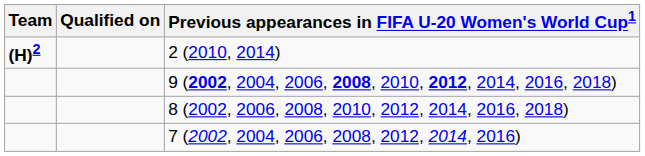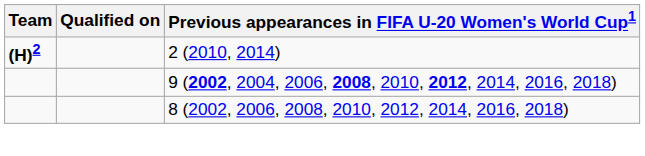- row: (344, 137)
